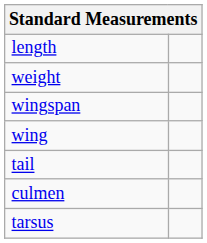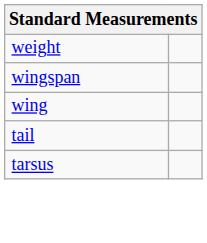- row: (34, 48)
- row: (38, 193)
